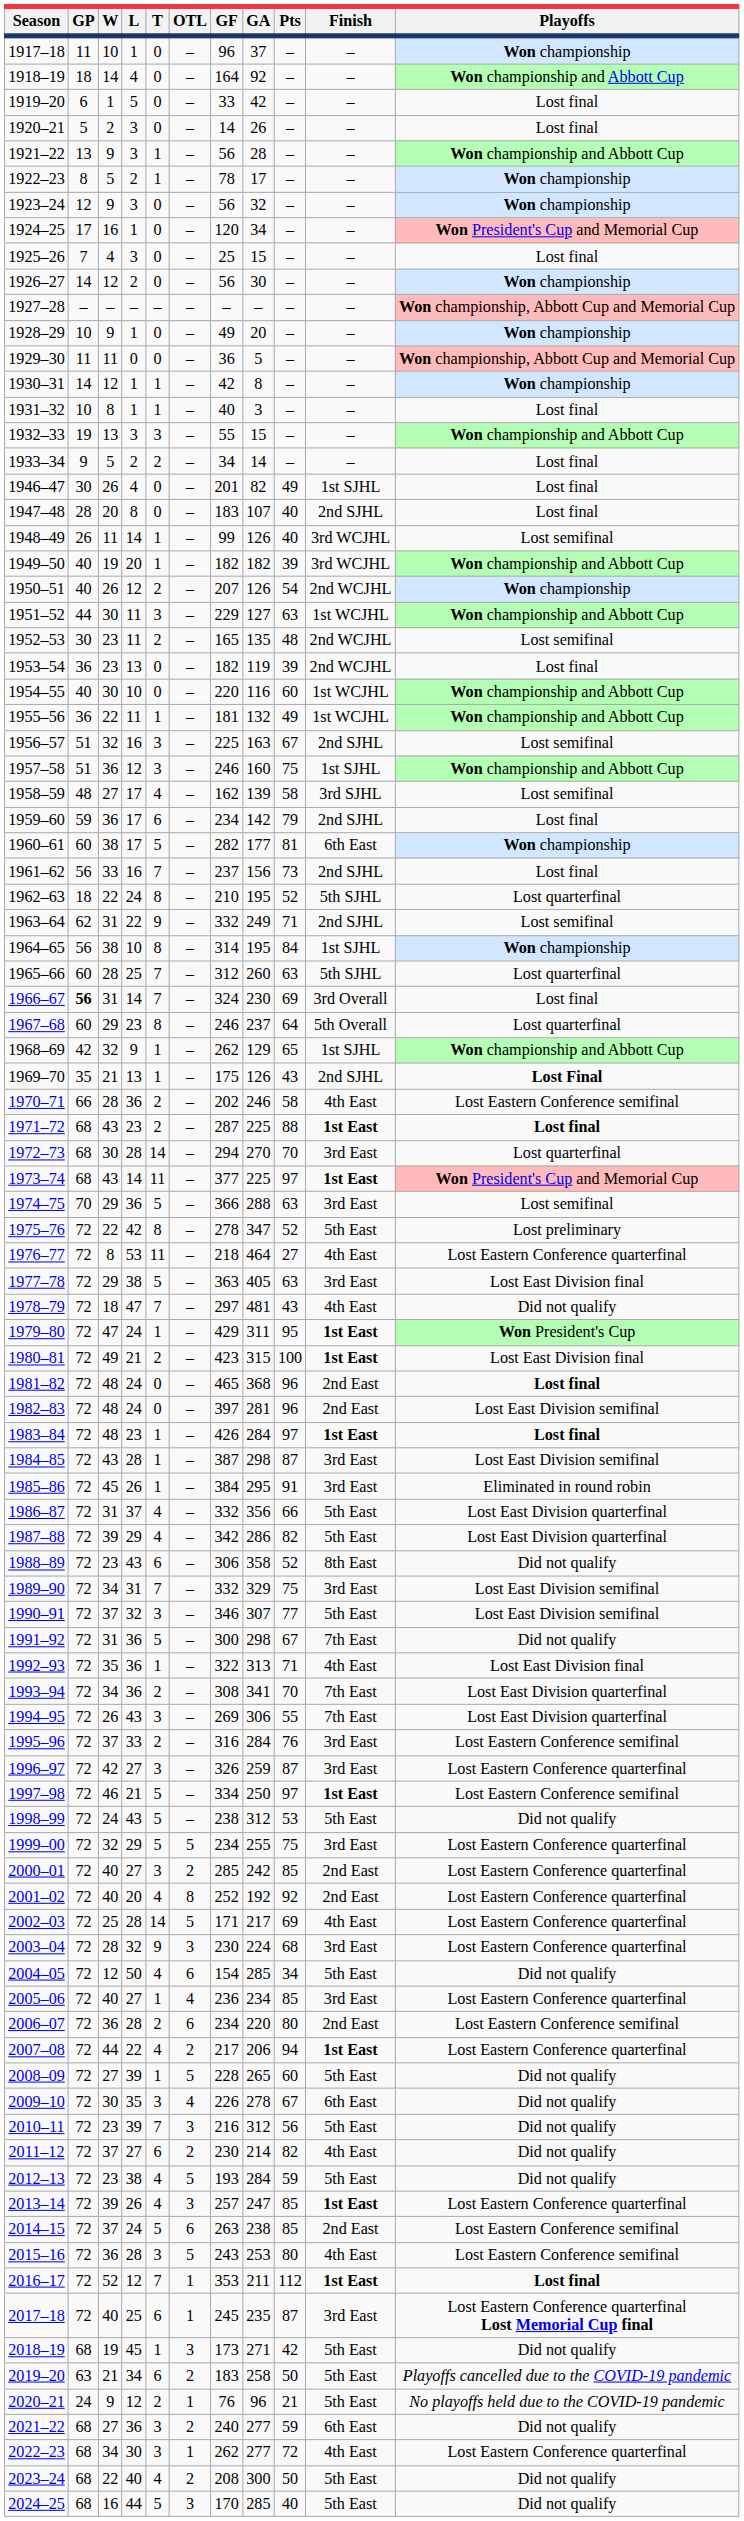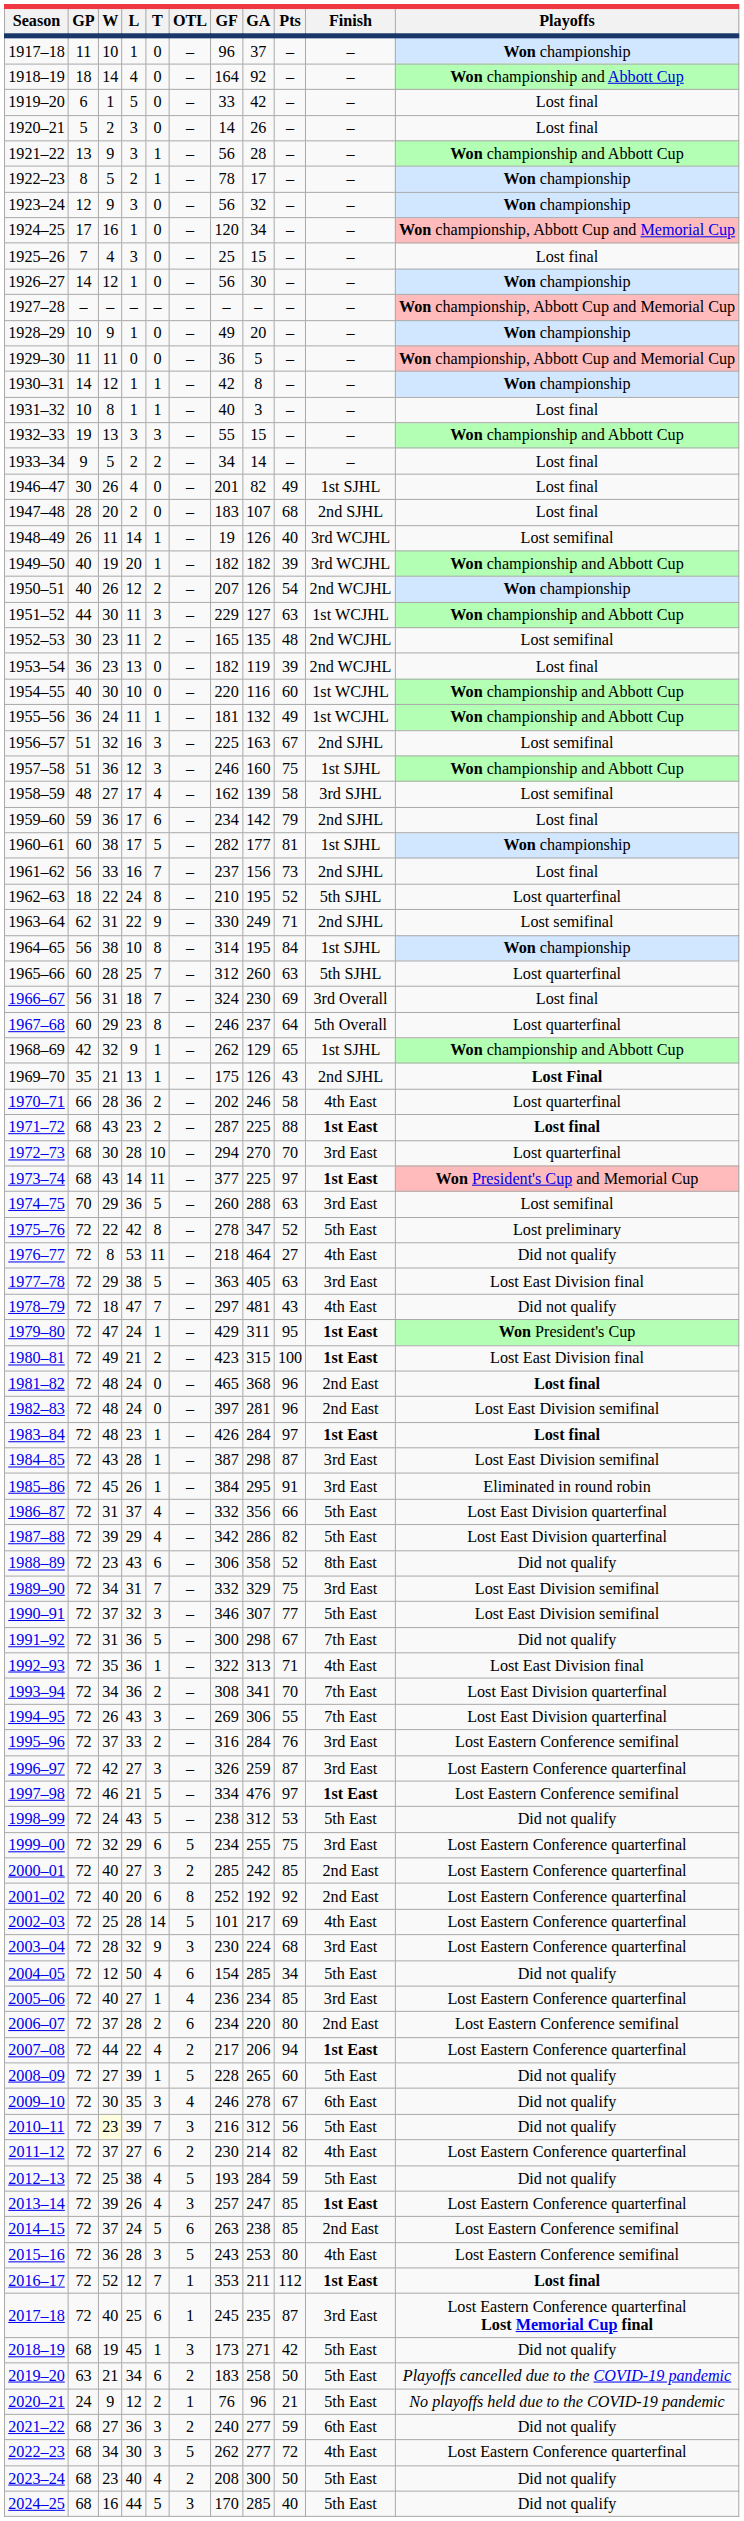(567, 230) Won President's Cup and Memorial Cup -> (567, 230) Won championship, Abbott Cup and Memorial Cup
(134, 281) 2 -> (134, 281) 1
(134, 512) 8 -> (134, 512) 2
(290, 512) 40 -> (290, 512) 68
(227, 537) 99 -> (227, 537) 19
(110, 717) 22 -> (110, 717) 24
(351, 845) 6th East -> (351, 845) 1st SJHL
(227, 922) 332 -> (227, 922) 330
(83, 999) bold -> (83, 999) normal
(134, 999) 14 -> (134, 999) 18
(567, 1101) Lost Eastern Conference semifinal -> (567, 1101) Lost quarterfinal
(157, 1153) 14 -> (157, 1153) 10
(227, 1204) 366 -> (227, 1204) 260
(567, 1255) Lost Eastern Conference quarterfinal -> (567, 1255) Did not qualify
(258, 1793) 250 -> (258, 1793) 476
(157, 1845) 5 -> (157, 1845) 6
(157, 1896) 4 -> (157, 1896) 6
(227, 1921) 171 -> (227, 1921) 101
(110, 2024) 36 -> (110, 2024) 37
(227, 2101) 226 -> (227, 2101) 246
(110, 2126) no background -> (110, 2126) lightyellow background
(567, 2152) Did not qualify -> (567, 2152) Lost Eastern Conference quarterfinal
(110, 2178) 23 -> (110, 2178) 25
(190, 2452) 1 -> (190, 2452) 5
(110, 2478) 22 -> (110, 2478) 23
